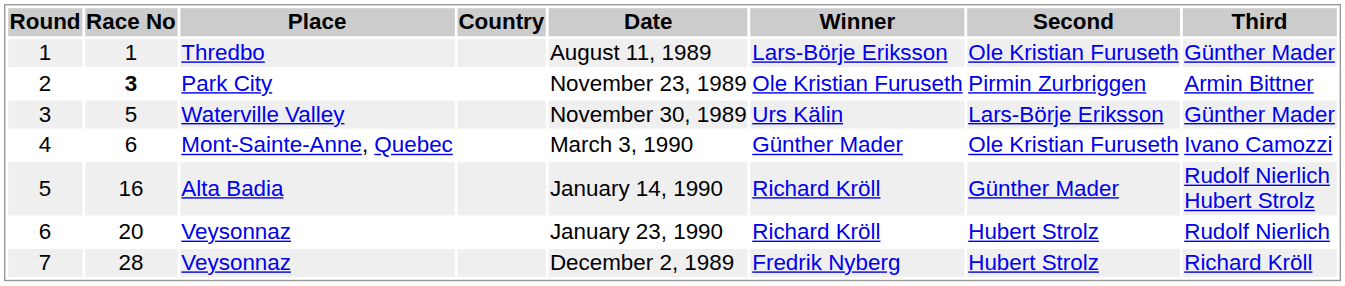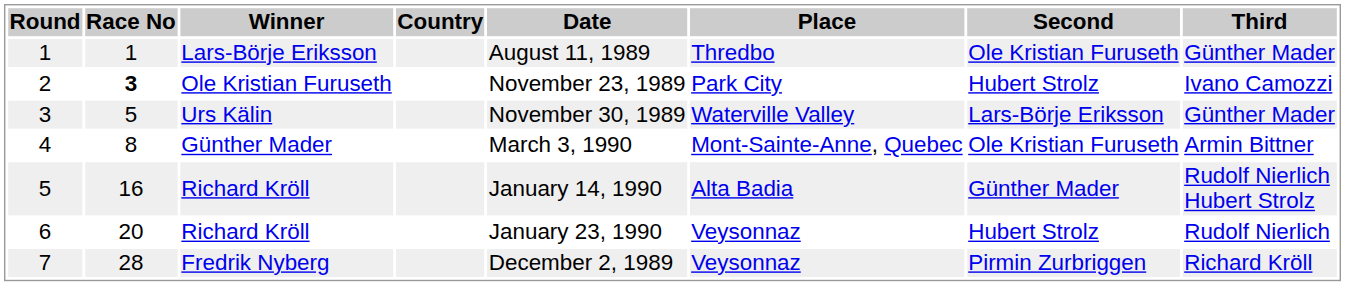columns swapped: (317, 22) <-> (857, 22)
(1057, 83) Pirmin Zurbriggen -> (1034, 83) Hubert Strolz
(1249, 83) Armin Bittner -> (1258, 83) Ivano Camozzi
(131, 145) 6 -> (131, 145) 8
(1258, 145) Ivano Camozzi -> (1249, 145) Armin Bittner
(1034, 262) Hubert Strolz -> (1057, 262) Pirmin Zurbriggen
